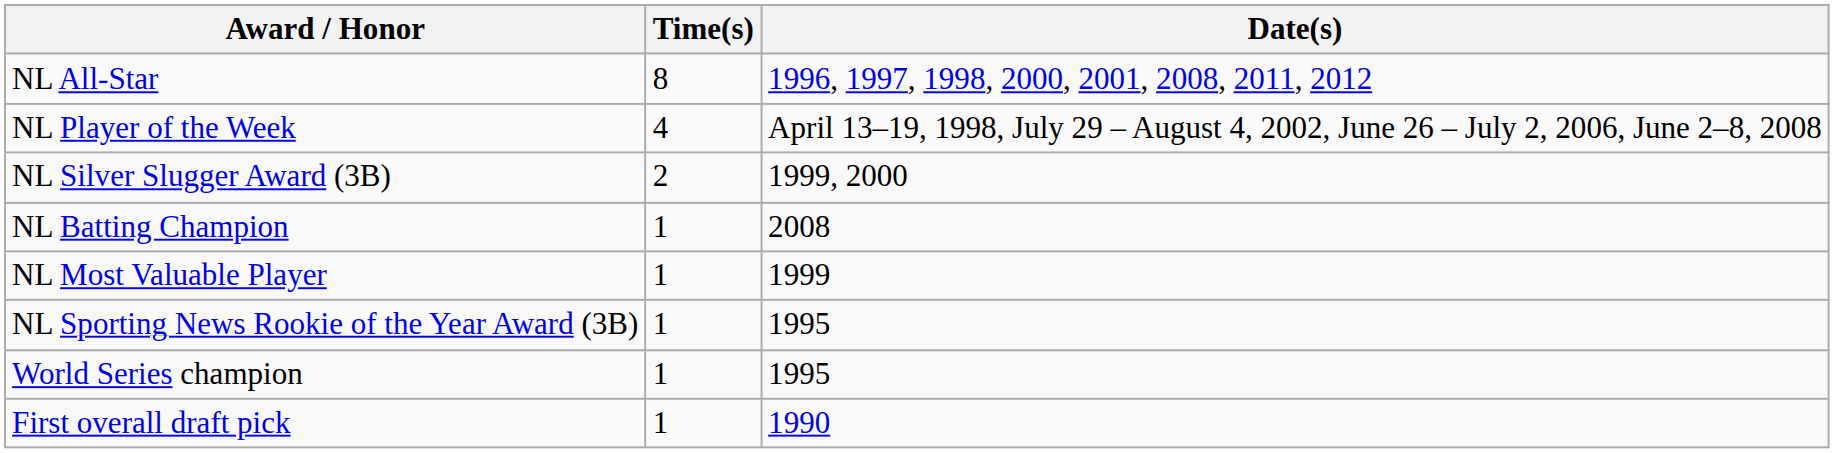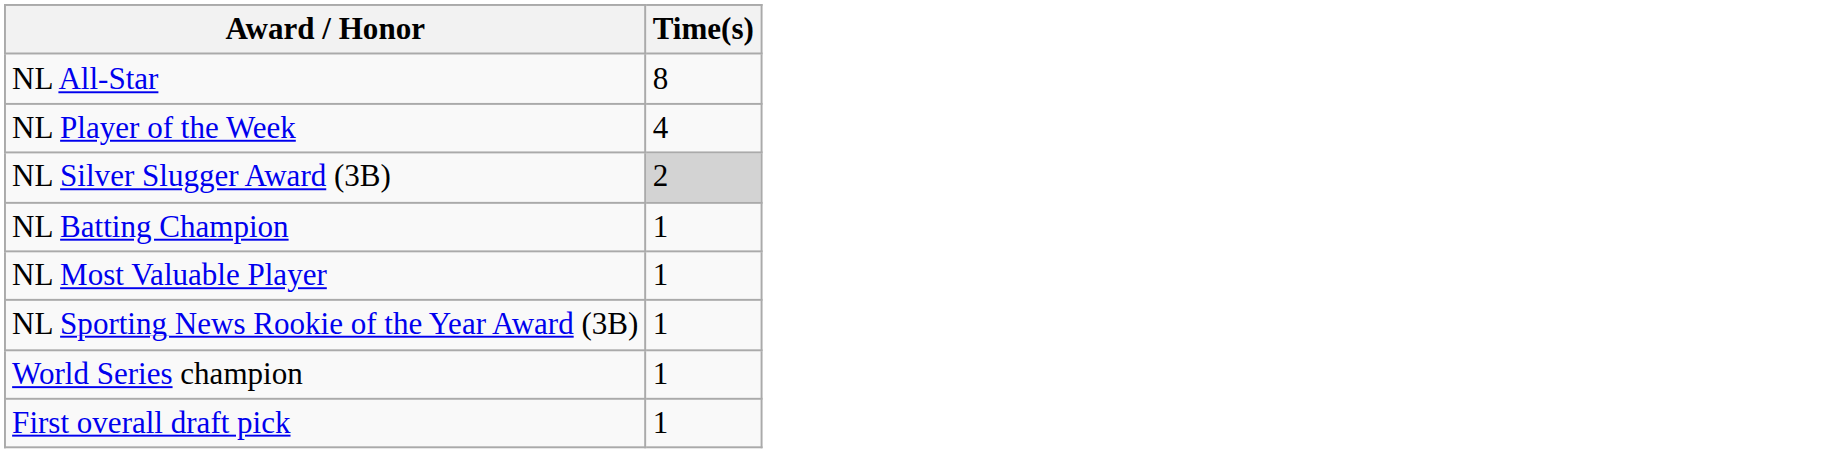- column: (1295, 29)
(660, 176) no background -> (660, 176) lightgrey background
